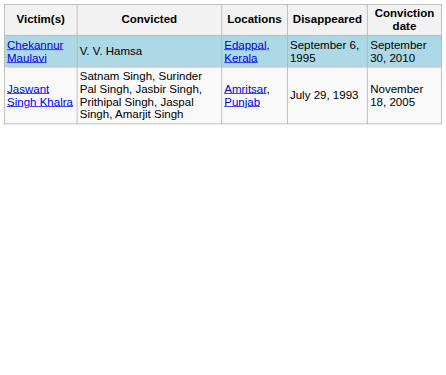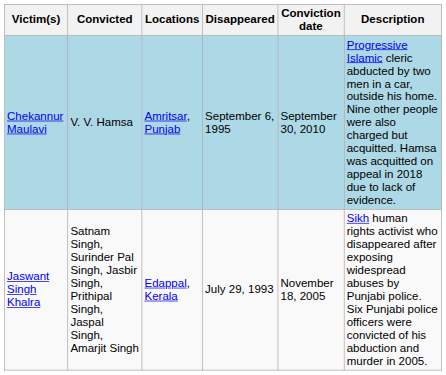+ column: (393, 20)
(247, 51) Edappal, Kerala -> (167, 122) Amritsar, Punjab
(247, 95) Amritsar, Punjab -> (167, 289) Edappal, Kerala
